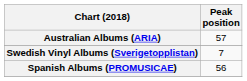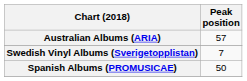(221, 68) 56 -> (221, 68) 50
